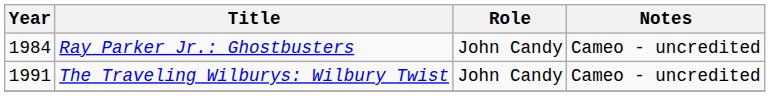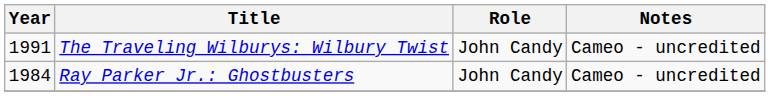rows swapped: (207, 48) <-> (254, 76)
